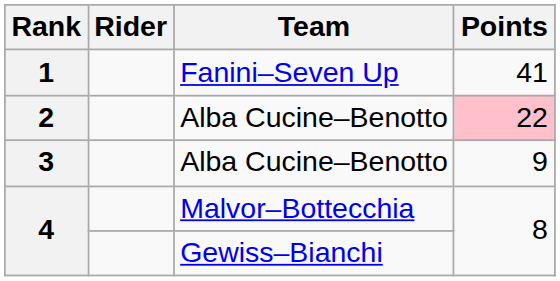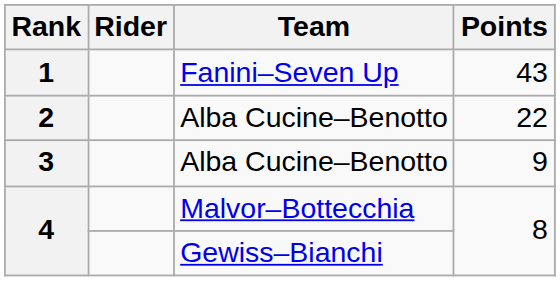(532, 72) 41 -> (532, 72) 43
(532, 117) pink background -> (532, 117) no background
